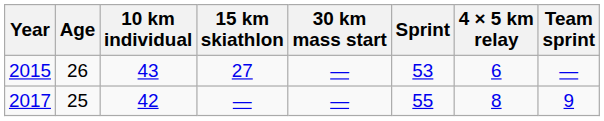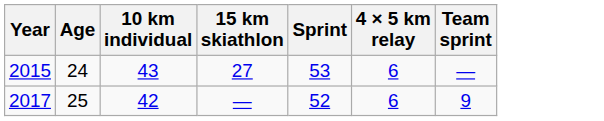- column: (340, 30)
(77, 70) 26 -> (77, 70) 24
(423, 100) 55 -> (320, 100) 52
(496, 100) 8 -> (393, 100) 6
